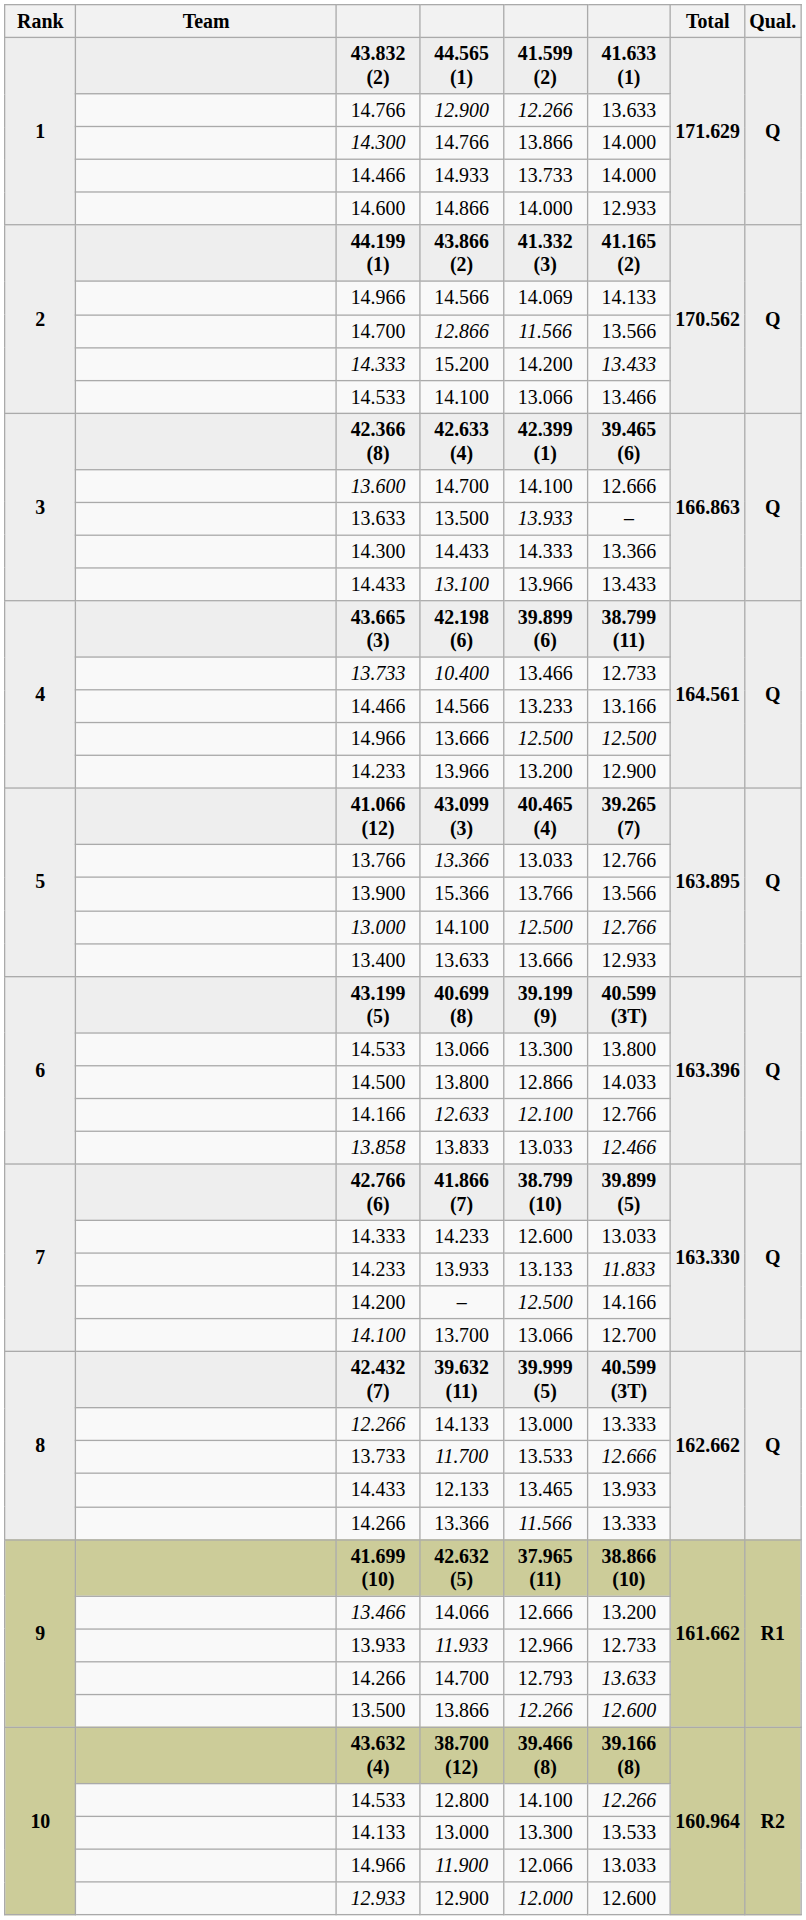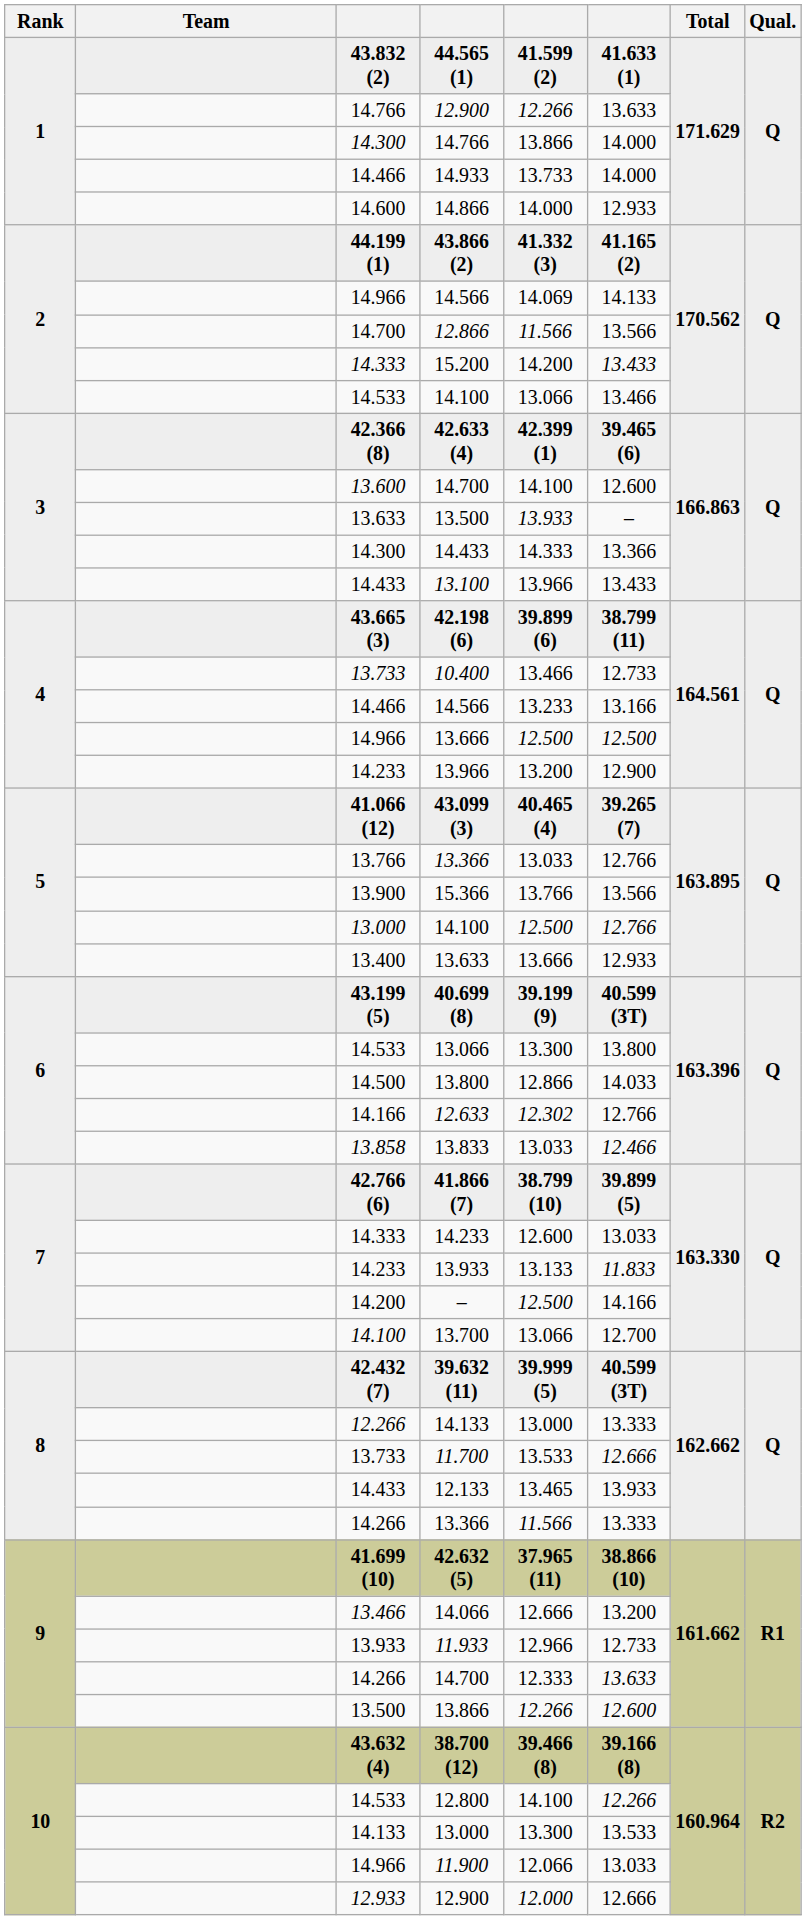(629, 485) 12.666 -> (629, 485) 12.600
(545, 1114) 12.100 -> (545, 1114) 12.302
(545, 1677) 12.793 -> (545, 1677) 12.333
(629, 1898) 12.600 -> (629, 1898) 12.666
